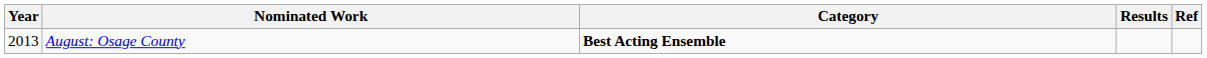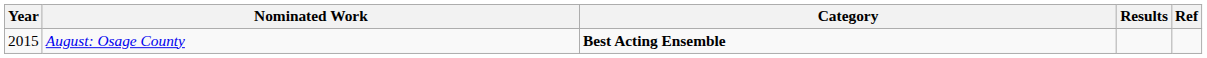(23, 41) 2013 -> (23, 41) 2015
